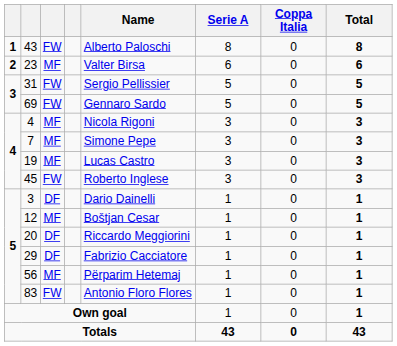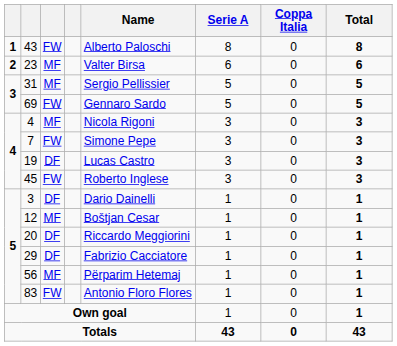(52, 84) FW -> (52, 84) MF
(52, 141) MF -> (52, 141) FW
(52, 160) MF -> (52, 160) DF
